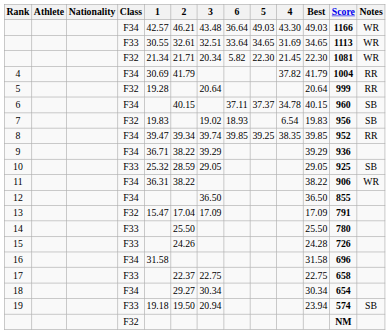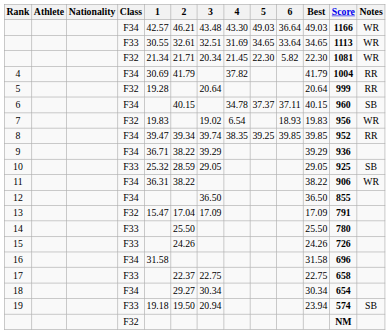columns swapped: (290, 12) <-> (237, 12)
(371, 120) SB -> (371, 120) WR
(316, 244) 24.28 -> (316, 244) 24.26
